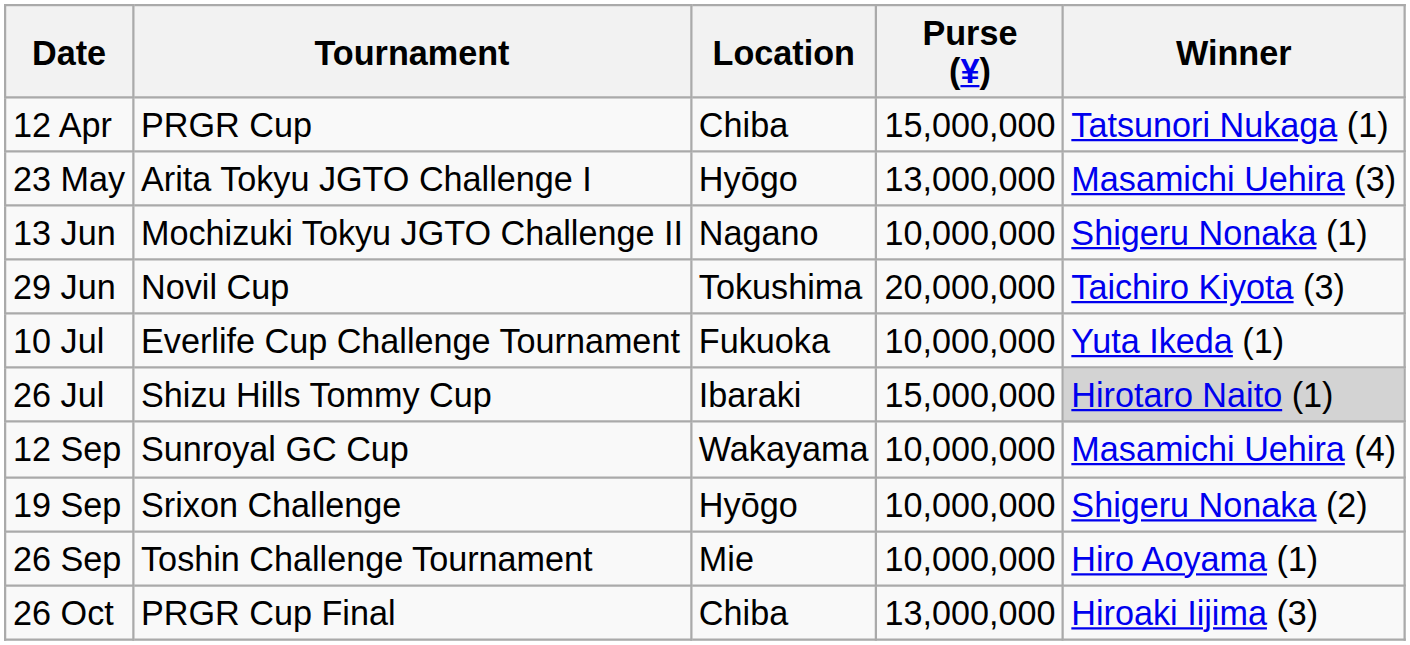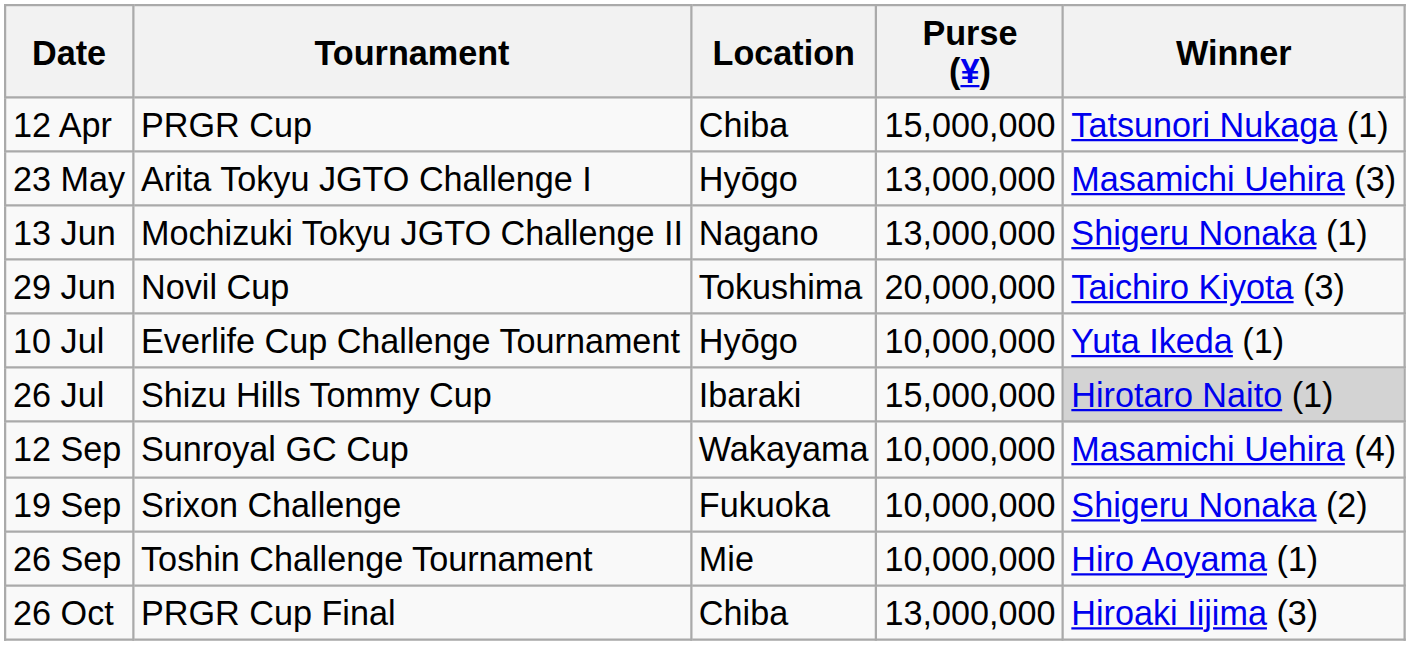(970, 233) 10,000,000 -> (970, 233) 13,000,000
(764, 341) Fukuoka -> (748, 341) Hyōgo
(748, 504) Hyōgo -> (764, 504) Fukuoka
